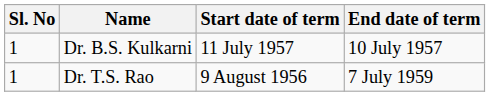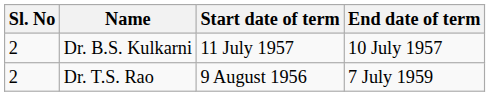(13, 47) 1 -> (13, 47) 2
(13, 76) 1 -> (13, 76) 2
